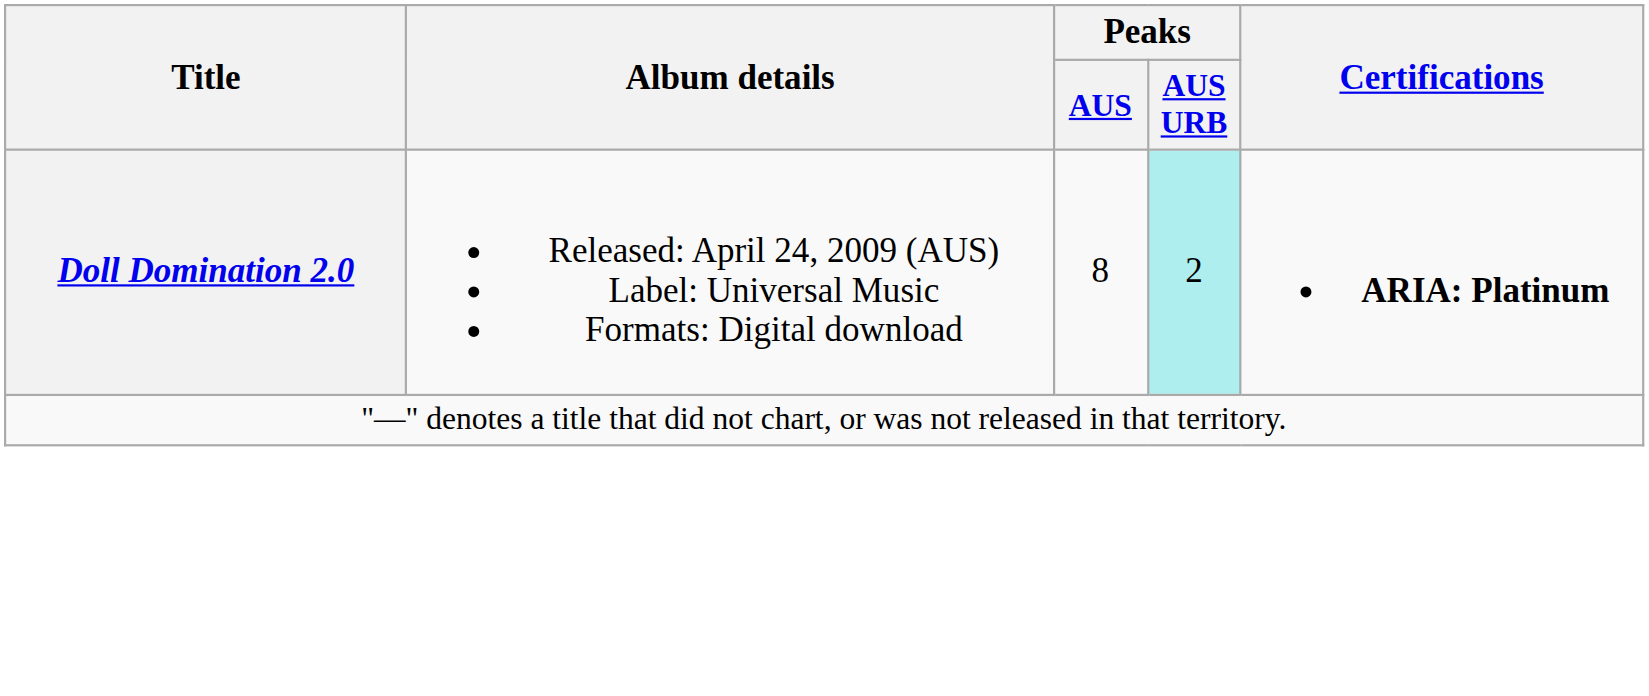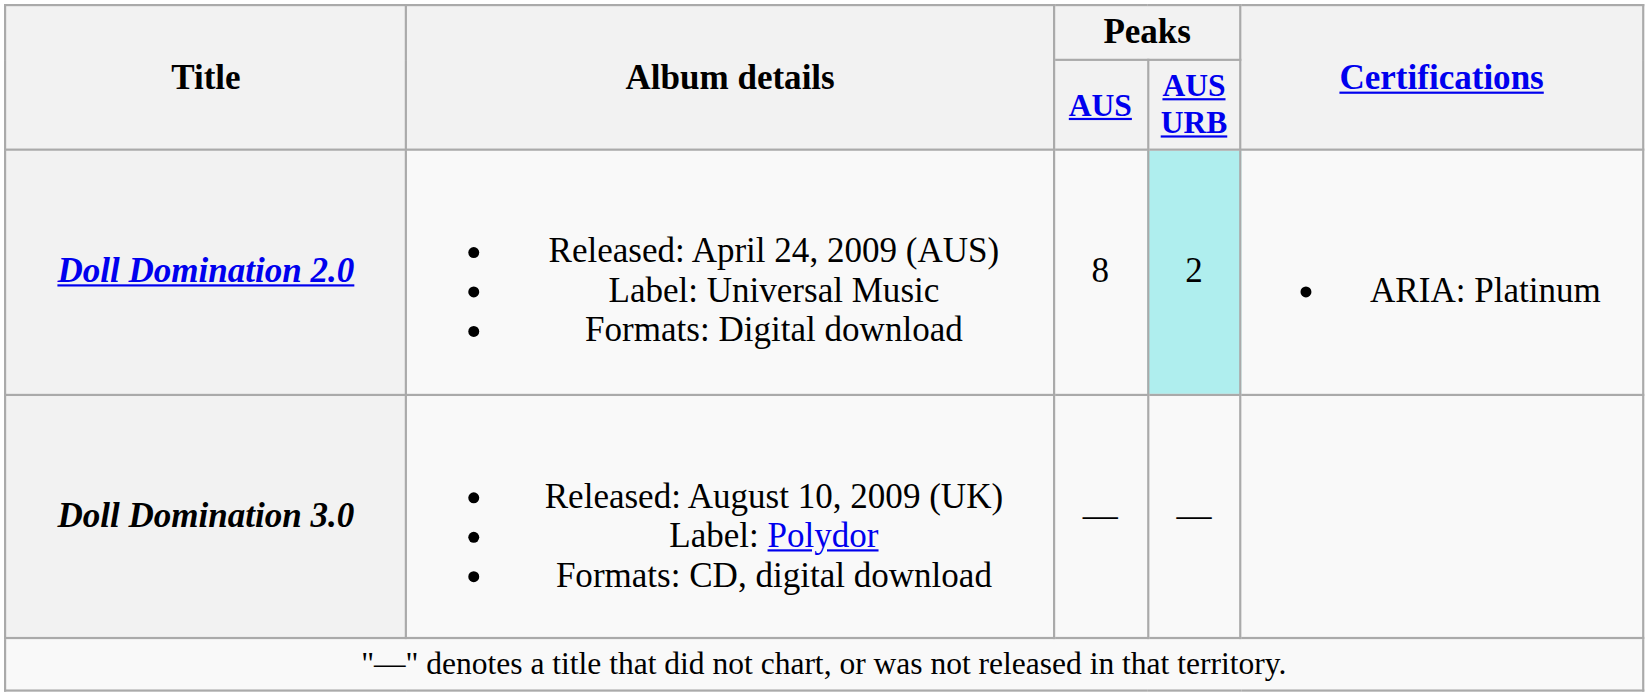(1442, 292) bold -> (1442, 292) normal
+ row: (206, 515)
